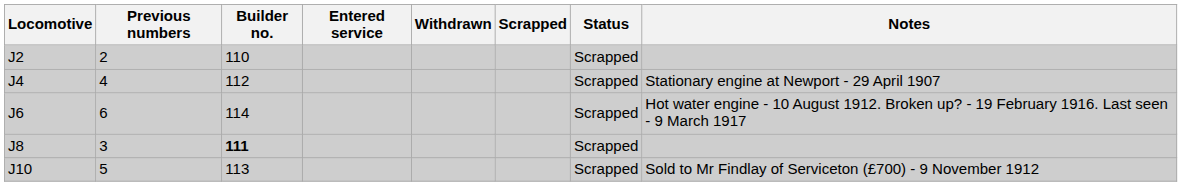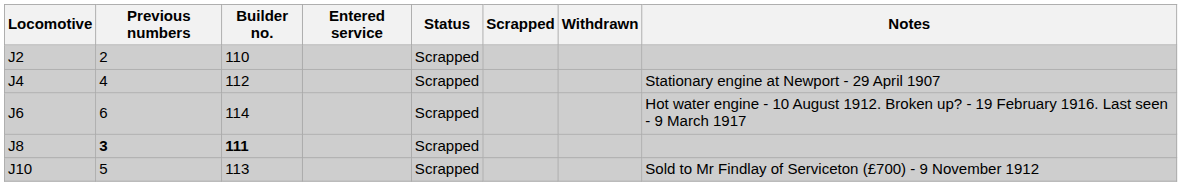columns swapped: (453, 24) <-> (606, 24)
(103, 145) normal -> (103, 145) bold
